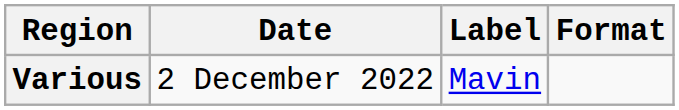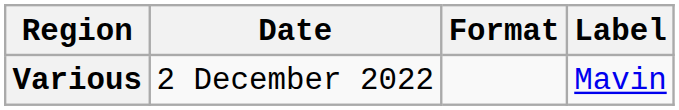columns swapped: (611, 30) <-> (495, 30)
